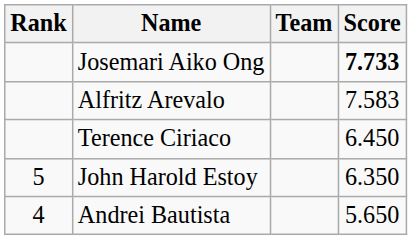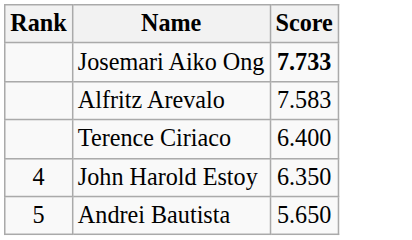- column: (304, 23)
(372, 138) 6.450 -> (304, 138) 6.400
(39, 176) 5 -> (39, 176) 4
(39, 215) 4 -> (39, 215) 5
